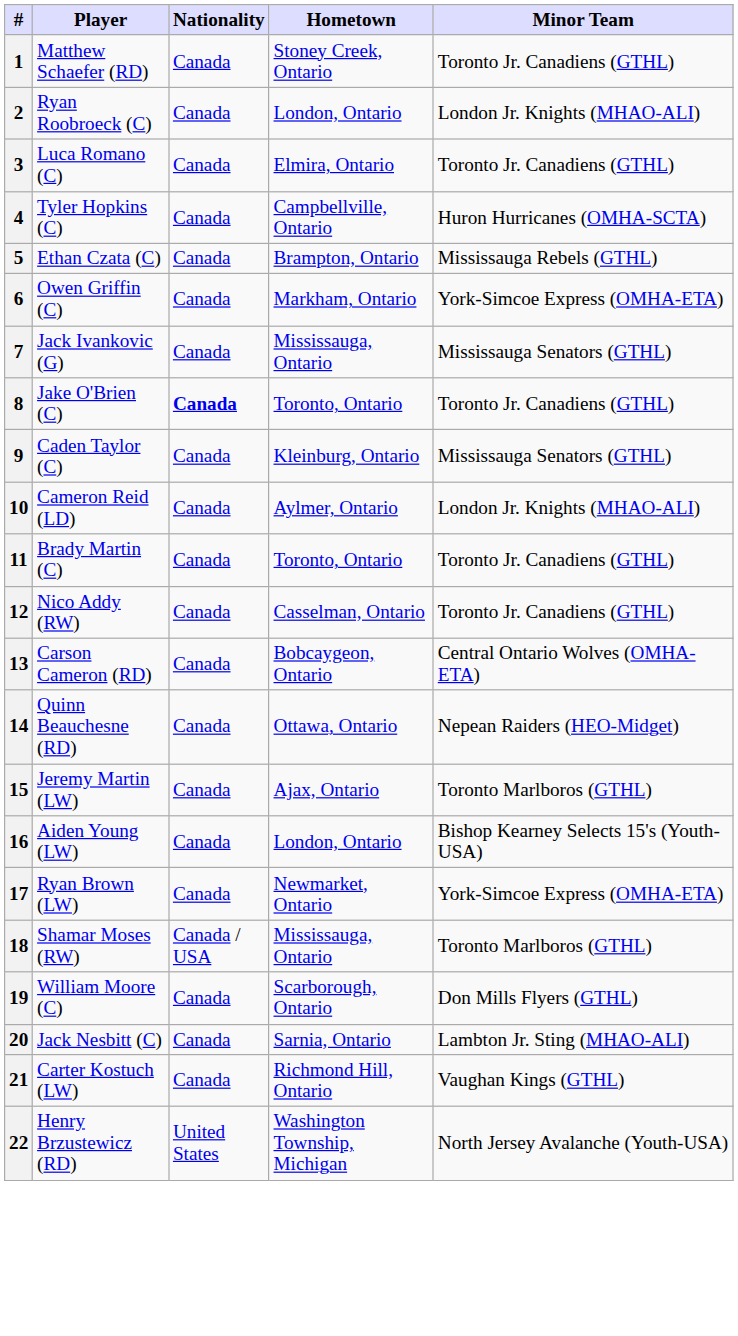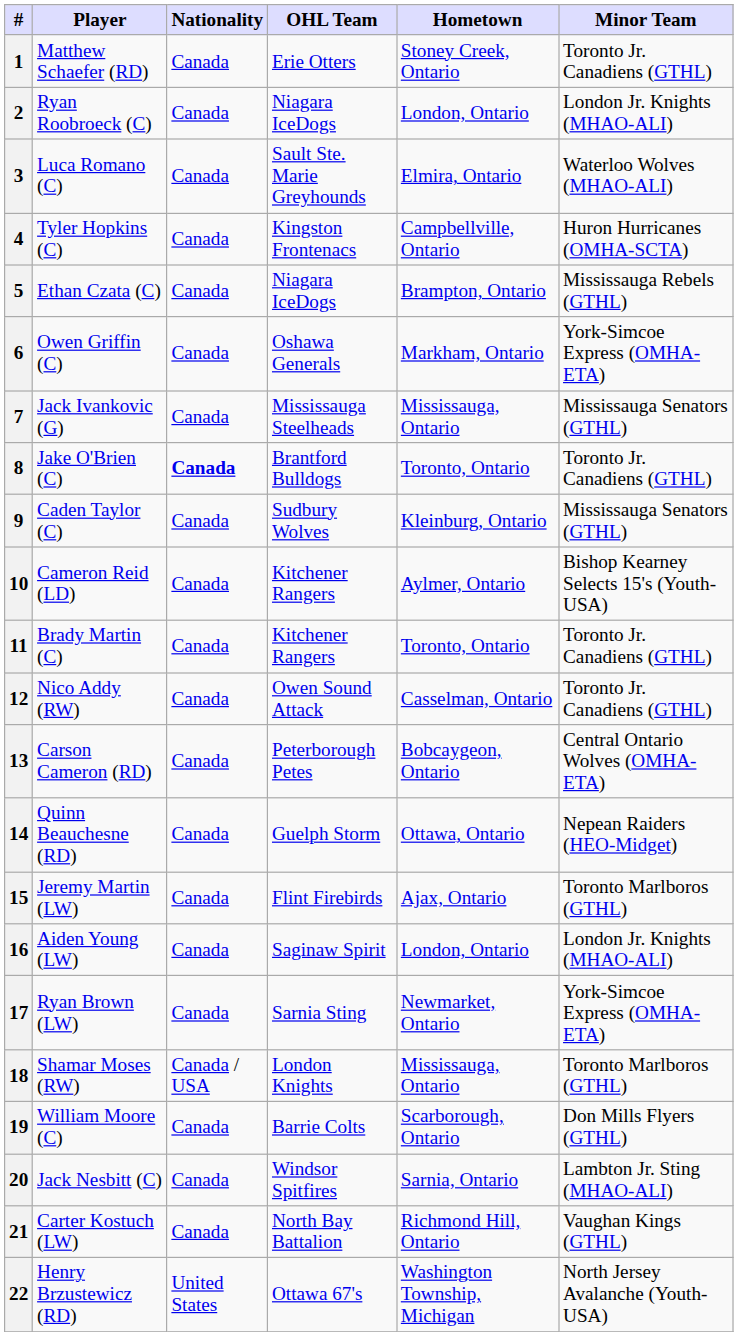+ column: (332, 19)
(556, 165) Toronto Jr. Canadiens (GTHL) -> (629, 175) Waterloo Wolves (MHAO-ALI)
(569, 507) London Jr. Knights (MHAO-ALI) -> (640, 583) Bishop Kearney Selects 15's (Youth-USA)
(579, 841) Bishop Kearney Selects 15's (Youth-USA) -> (637, 949) London Jr. Knights (MHAO-ALI)
